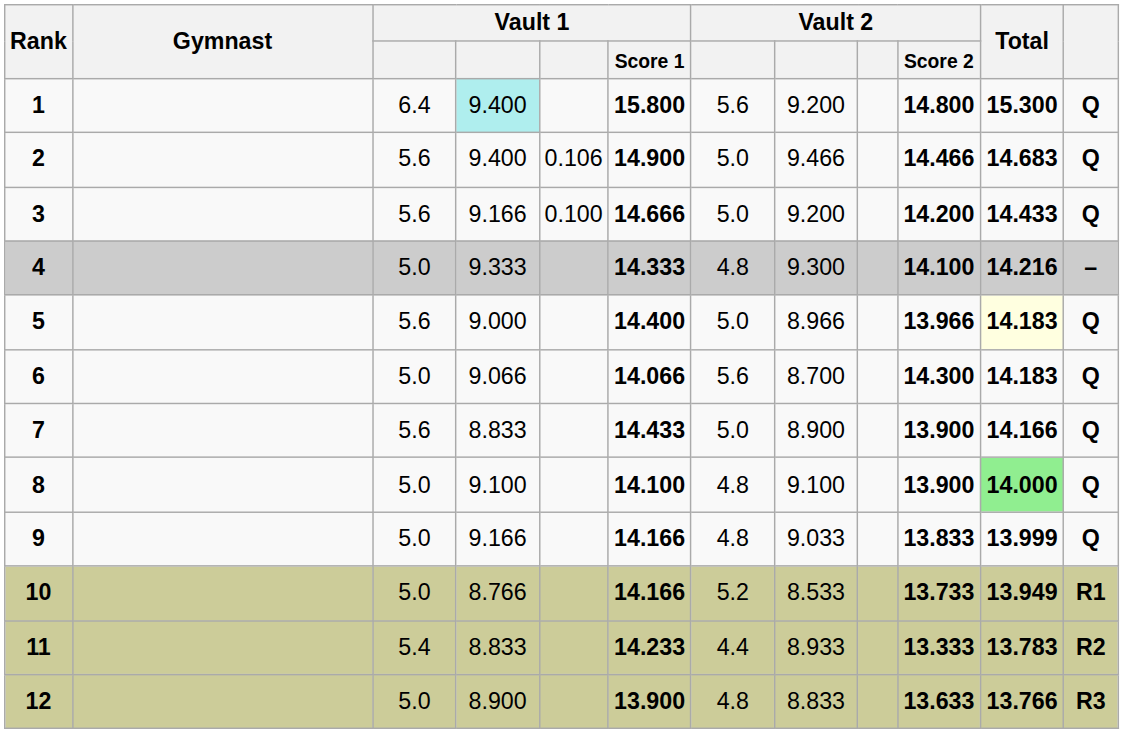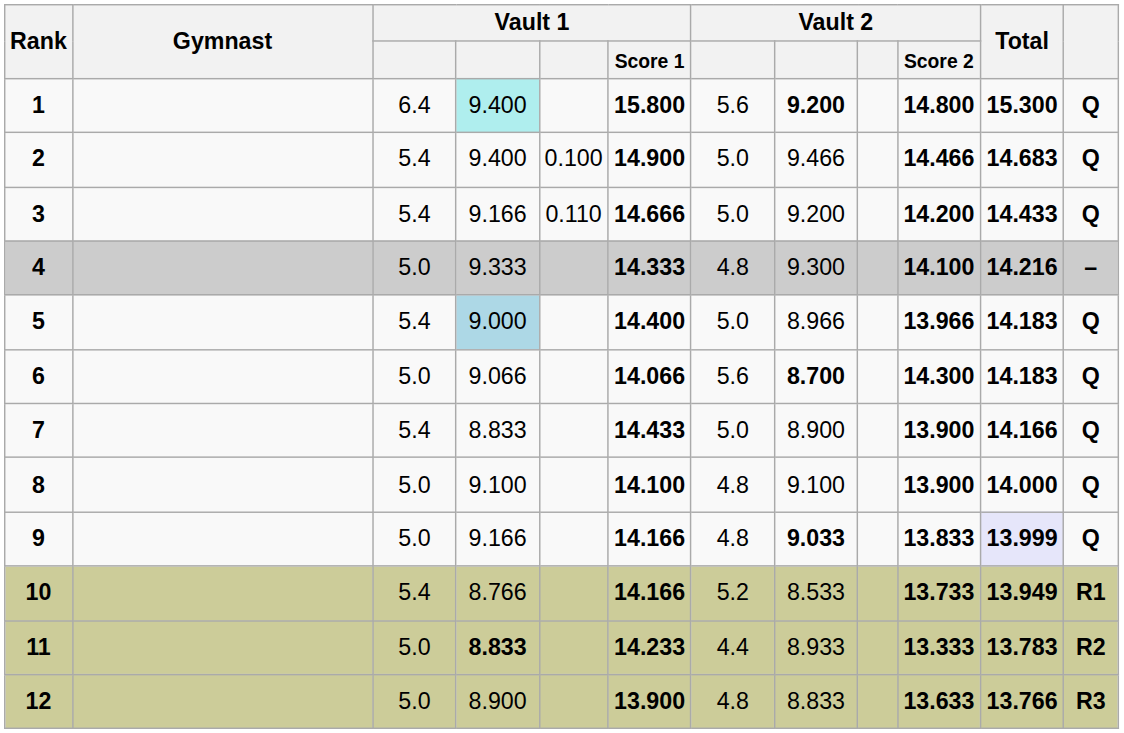(816, 105) normal -> (816, 105) bold
(414, 159) 5.6 -> (414, 159) 5.4
(574, 159) 0.106 -> (574, 159) 0.100
(414, 213) 5.6 -> (414, 213) 5.4
(574, 213) 0.100 -> (574, 213) 0.110
(414, 321) 5.6 -> (414, 321) 5.4
(498, 321) no background -> (498, 321) lightblue background
(1022, 321) lightyellow background -> (1022, 321) no background
(816, 376) normal -> (816, 376) bold
(414, 430) 5.6 -> (414, 430) 5.4
(1022, 484) lightgreen background -> (1022, 484) no background
(816, 538) normal -> (816, 538) bold
(1022, 538) no background -> (1022, 538) lavender background
(414, 592) 5.0 -> (414, 592) 5.4
(414, 647) 5.4 -> (414, 647) 5.0
(498, 647) normal -> (498, 647) bold
